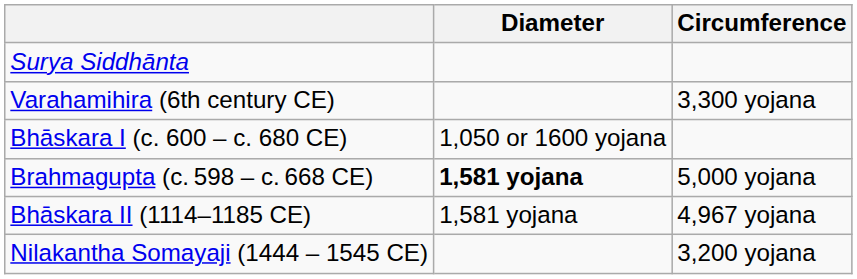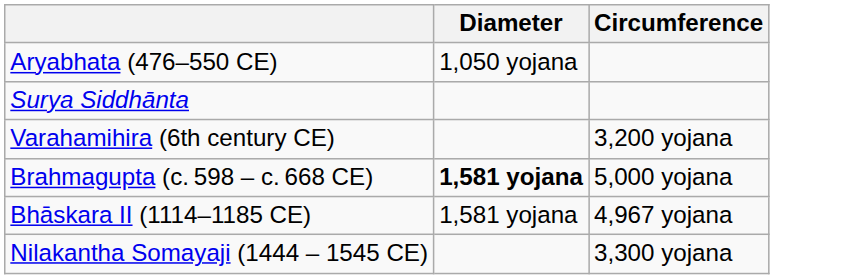+ row: (144, 61)
(746, 100) 3,300 yojana -> (663, 138) 3,200 yojana
- row: (179, 138)
(746, 253) 3,200 yojana -> (663, 253) 3,300 yojana
